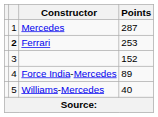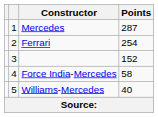(14, 43) bold -> (14, 43) normal
(129, 43) 253 -> (129, 43) 254
(127, 73) 89 -> (127, 73) 58
